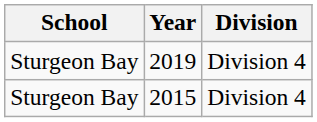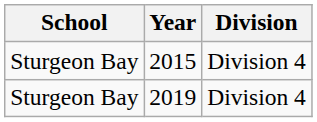rows swapped: (173, 97) <-> (173, 60)
